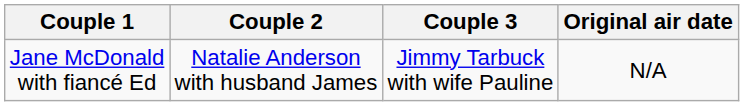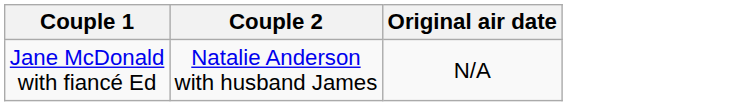- column: (470, 22)
